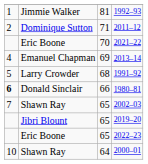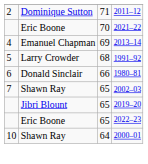- row: (127, 12)
(9, 89) bold -> (9, 74) normal
